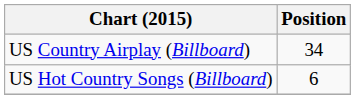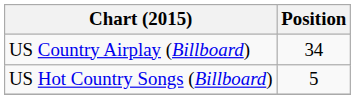(314, 79) 6 -> (314, 79) 5
